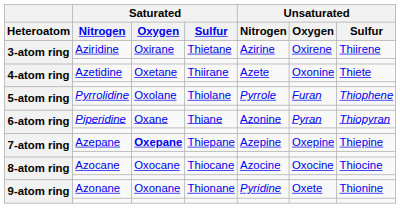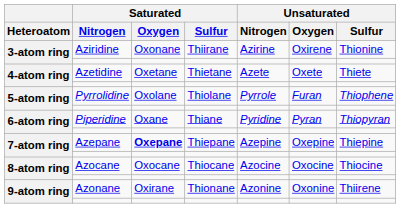(154, 49) Oxirane -> (157, 49) Oxonane
(210, 49) Thietane -> (208, 49) Thiirane
(360, 49) Thiirene -> (361, 49) Thionine
(208, 72) Thiirane -> (210, 72) Thietane
(313, 72) Oxonine -> (307, 72) Oxete
(261, 119) Azonine -> (261, 119) Pyridine
(157, 189) Oxonane -> (154, 189) Oxirane
(261, 189) Pyridine -> (261, 189) Azonine
(307, 189) Oxete -> (313, 189) Oxonine
(361, 189) Thionine -> (360, 189) Thiirene
